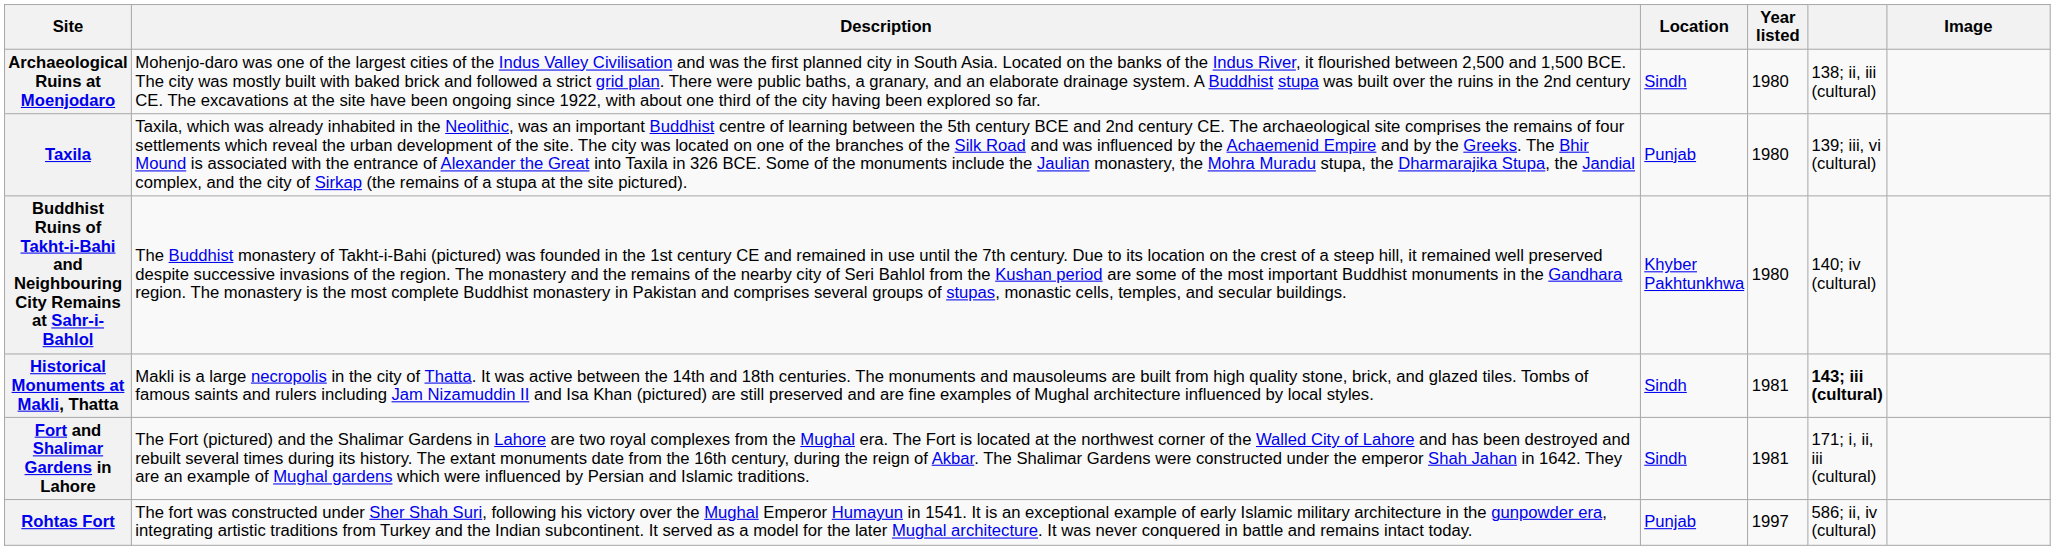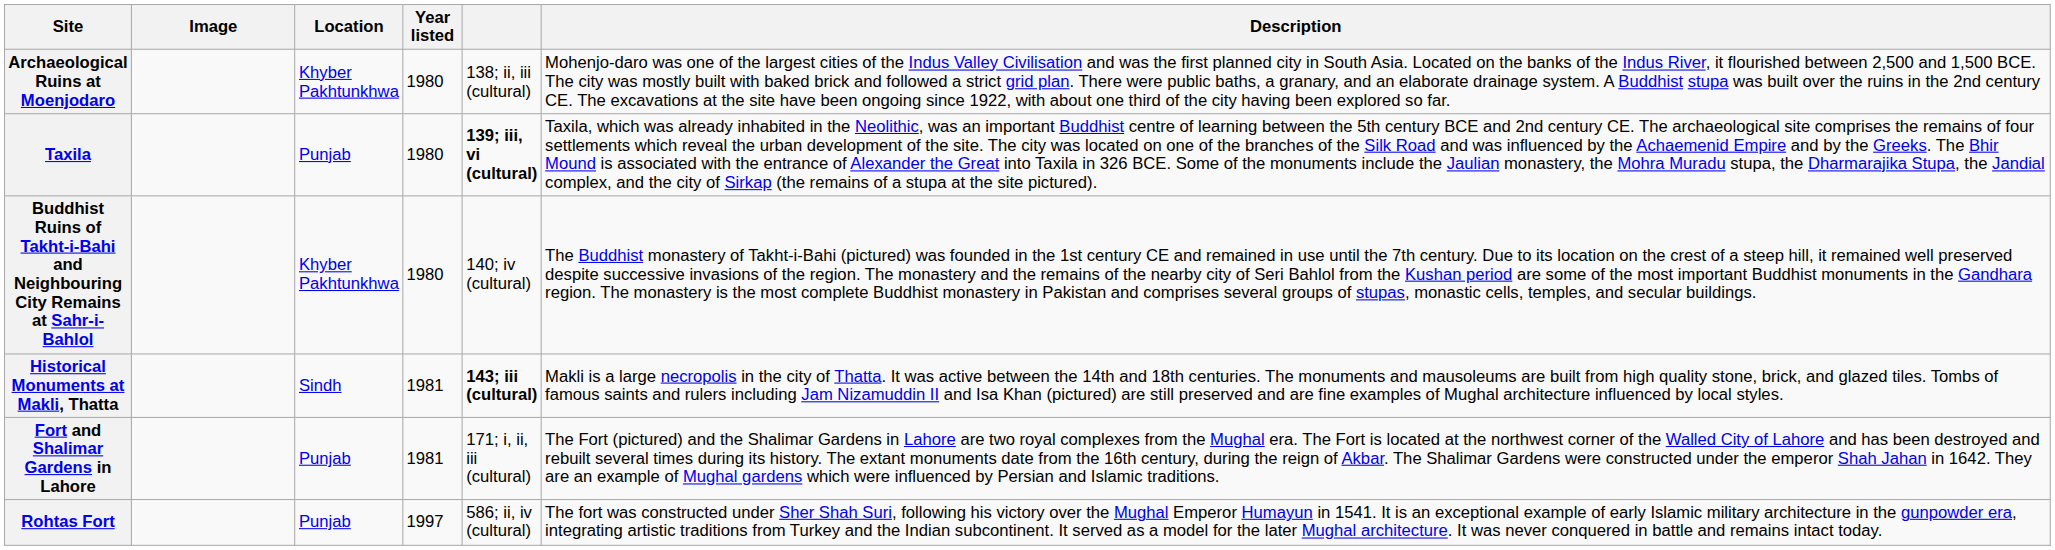columns swapped: (1968, 27) <-> (886, 27)
(1666, 81) Sindh -> (349, 81) Khyber Pakhtunkhwa
(1846, 154) normal -> (502, 154) bold
(1666, 458) Sindh -> (325, 458) Punjab
